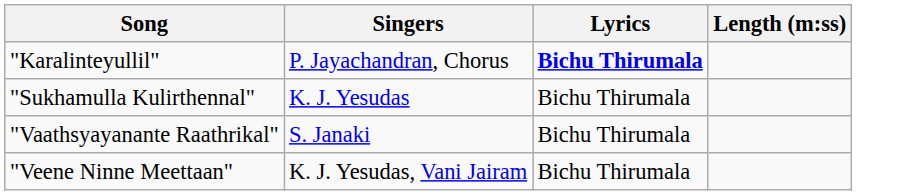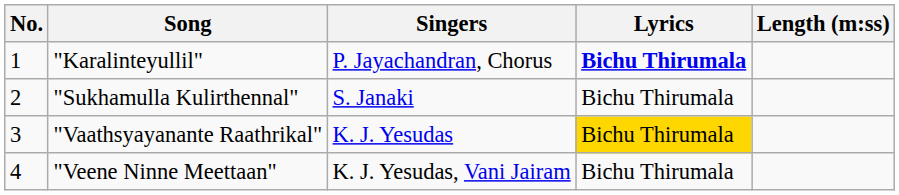+ column: (27, 23)
(349, 97) K. J. Yesudas -> (373, 97) S. Janaki
(330, 134) S. Janaki -> (393, 134) K. J. Yesudas
(614, 134) no background -> (657, 134) gold background
